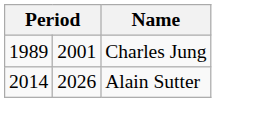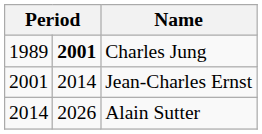(77, 50) normal -> (77, 50) bold
+ row: (179, 81)
